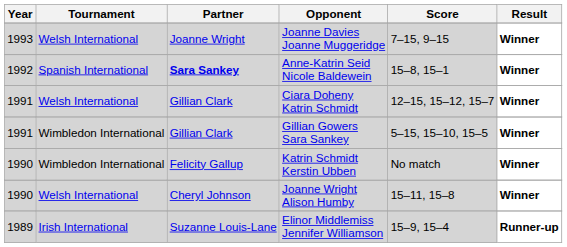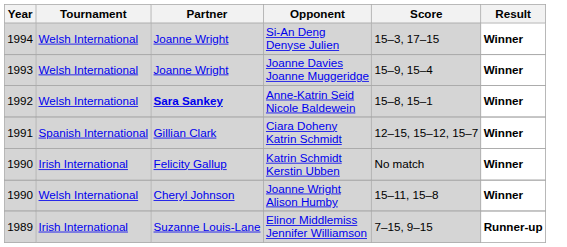+ row: (303, 39)
(420, 39) 7–15, 9–15 -> (404, 70) 15–9, 15–4
(93, 70) Spanish International -> (88, 102) Welsh International
(88, 102) Welsh International -> (93, 133) Spanish International
- row: (320, 133)
(101, 164) Wimbledon International -> (83, 164) Irish International
(420, 227) 15–9, 15–4 -> (404, 227) 7–15, 9–15
